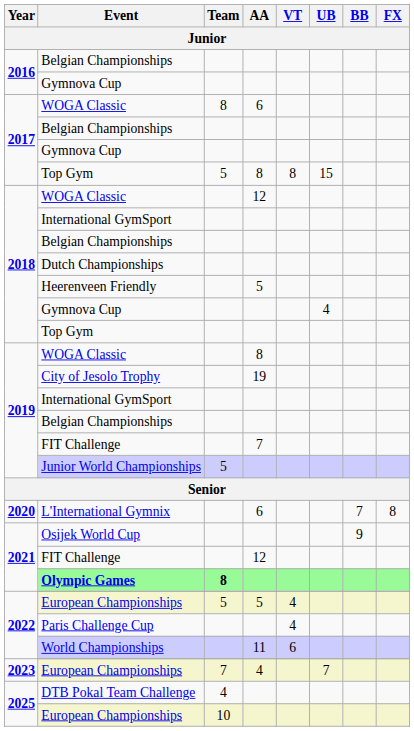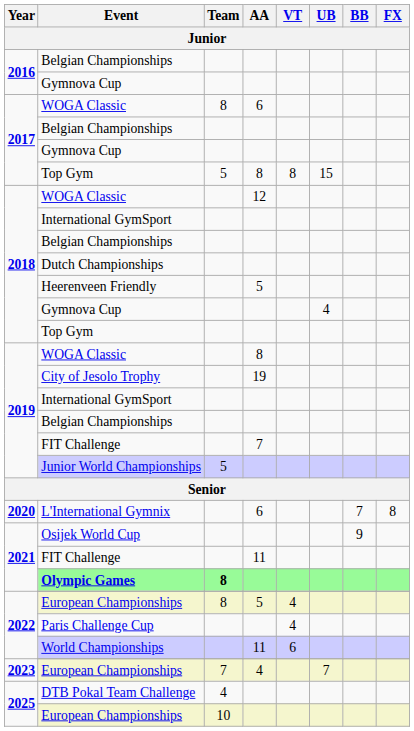(259, 557) 12 -> (259, 557) 11
(223, 602) 5 -> (223, 602) 8
